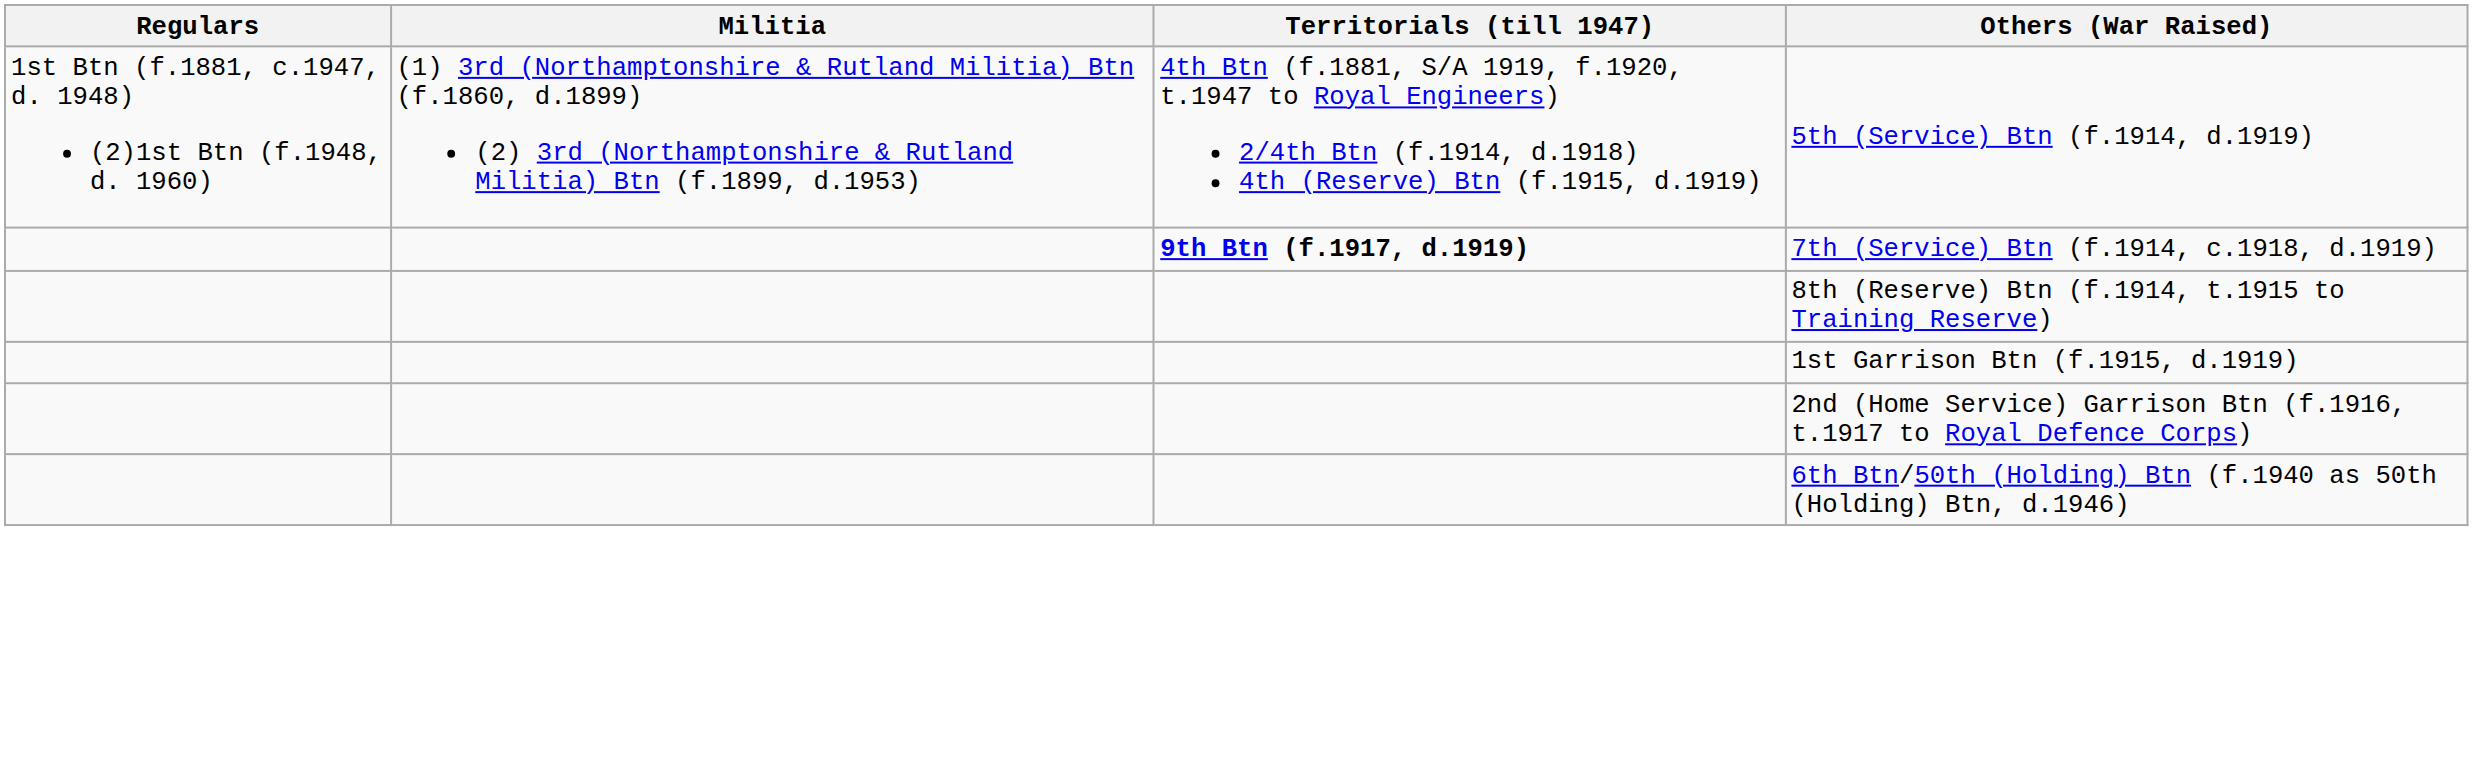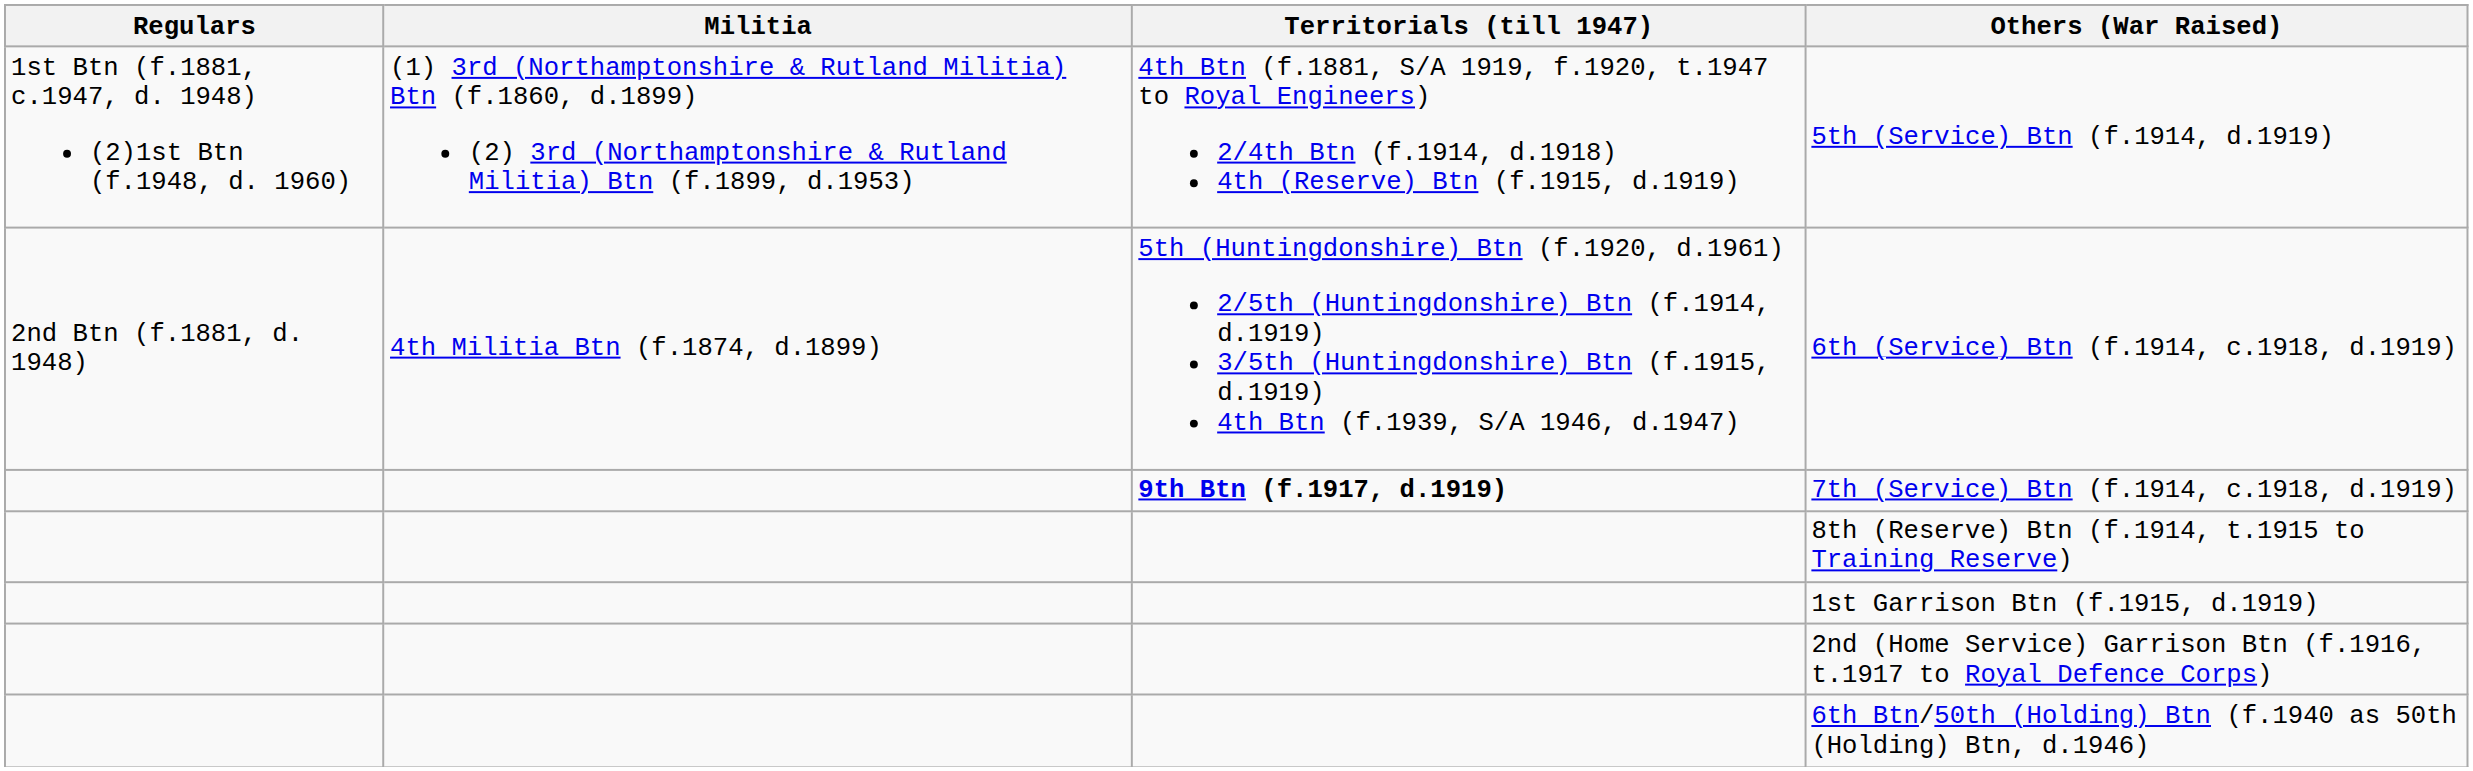+ row: (2134, 349)
